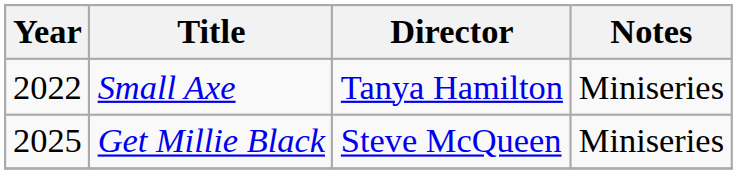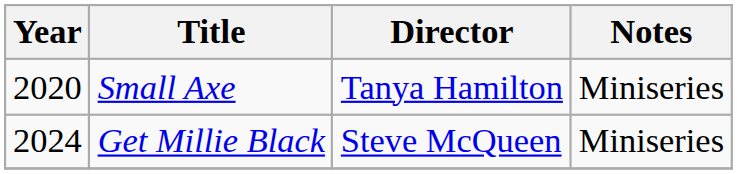(47, 86) 2022 -> (47, 86) 2020
(47, 140) 2025 -> (47, 140) 2024
